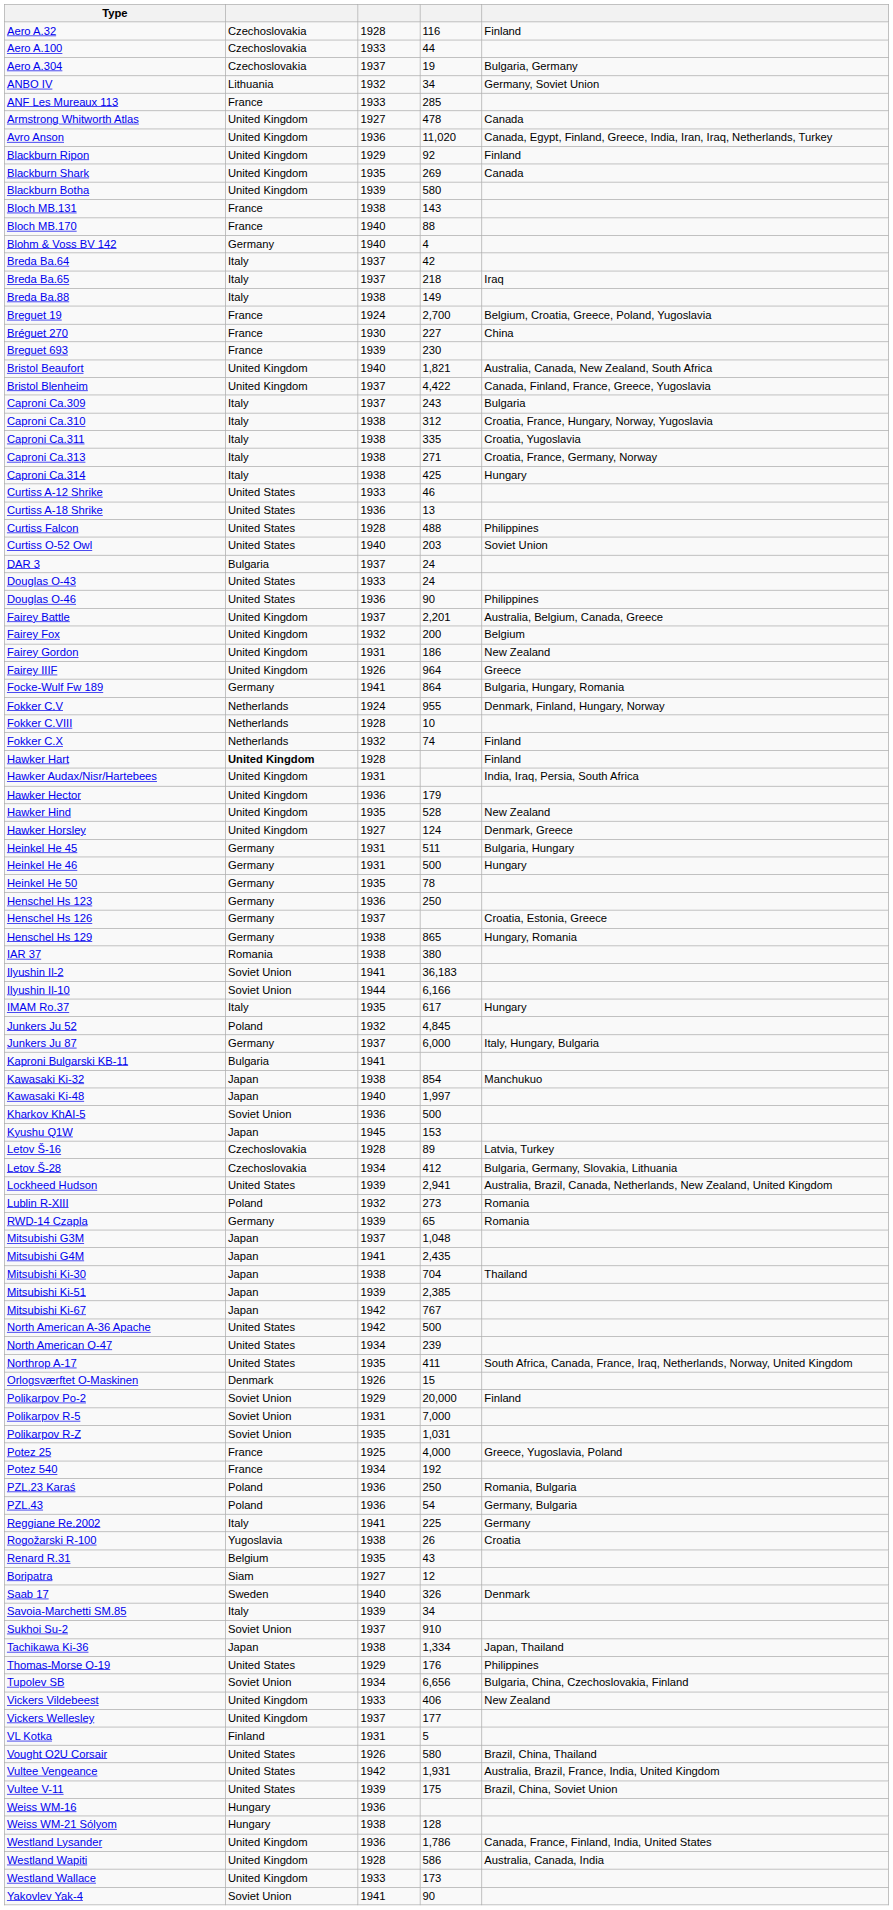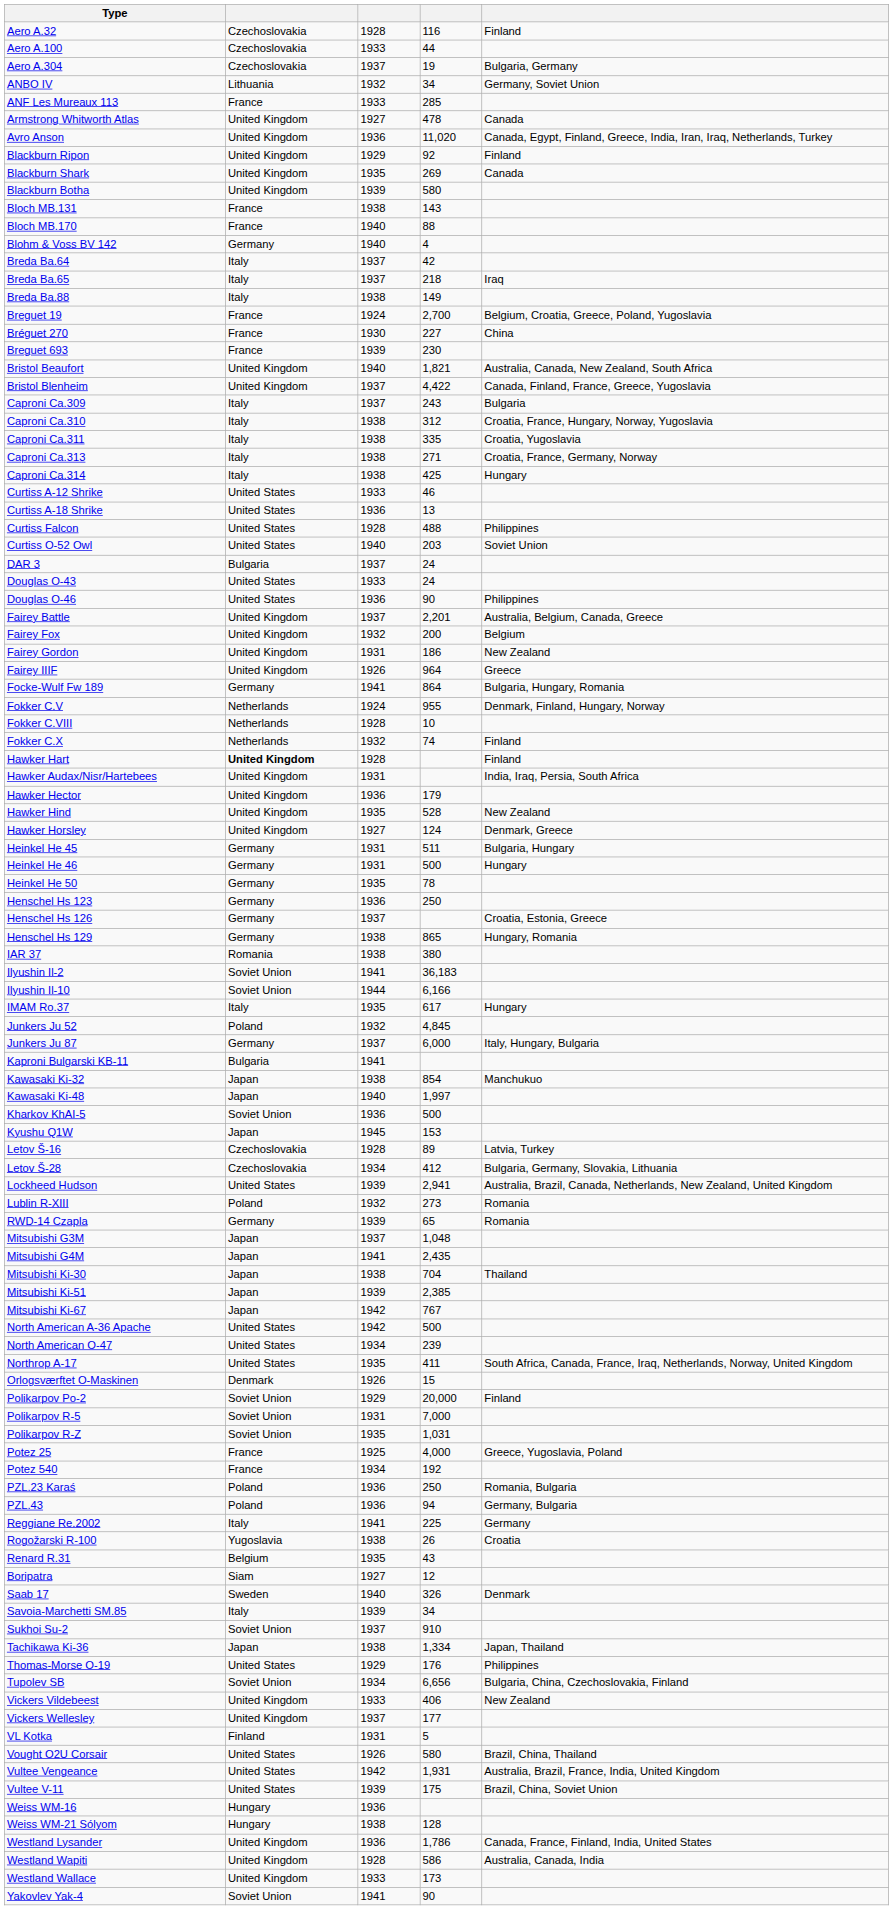(429, 1505) 54 -> (429, 1505) 94
